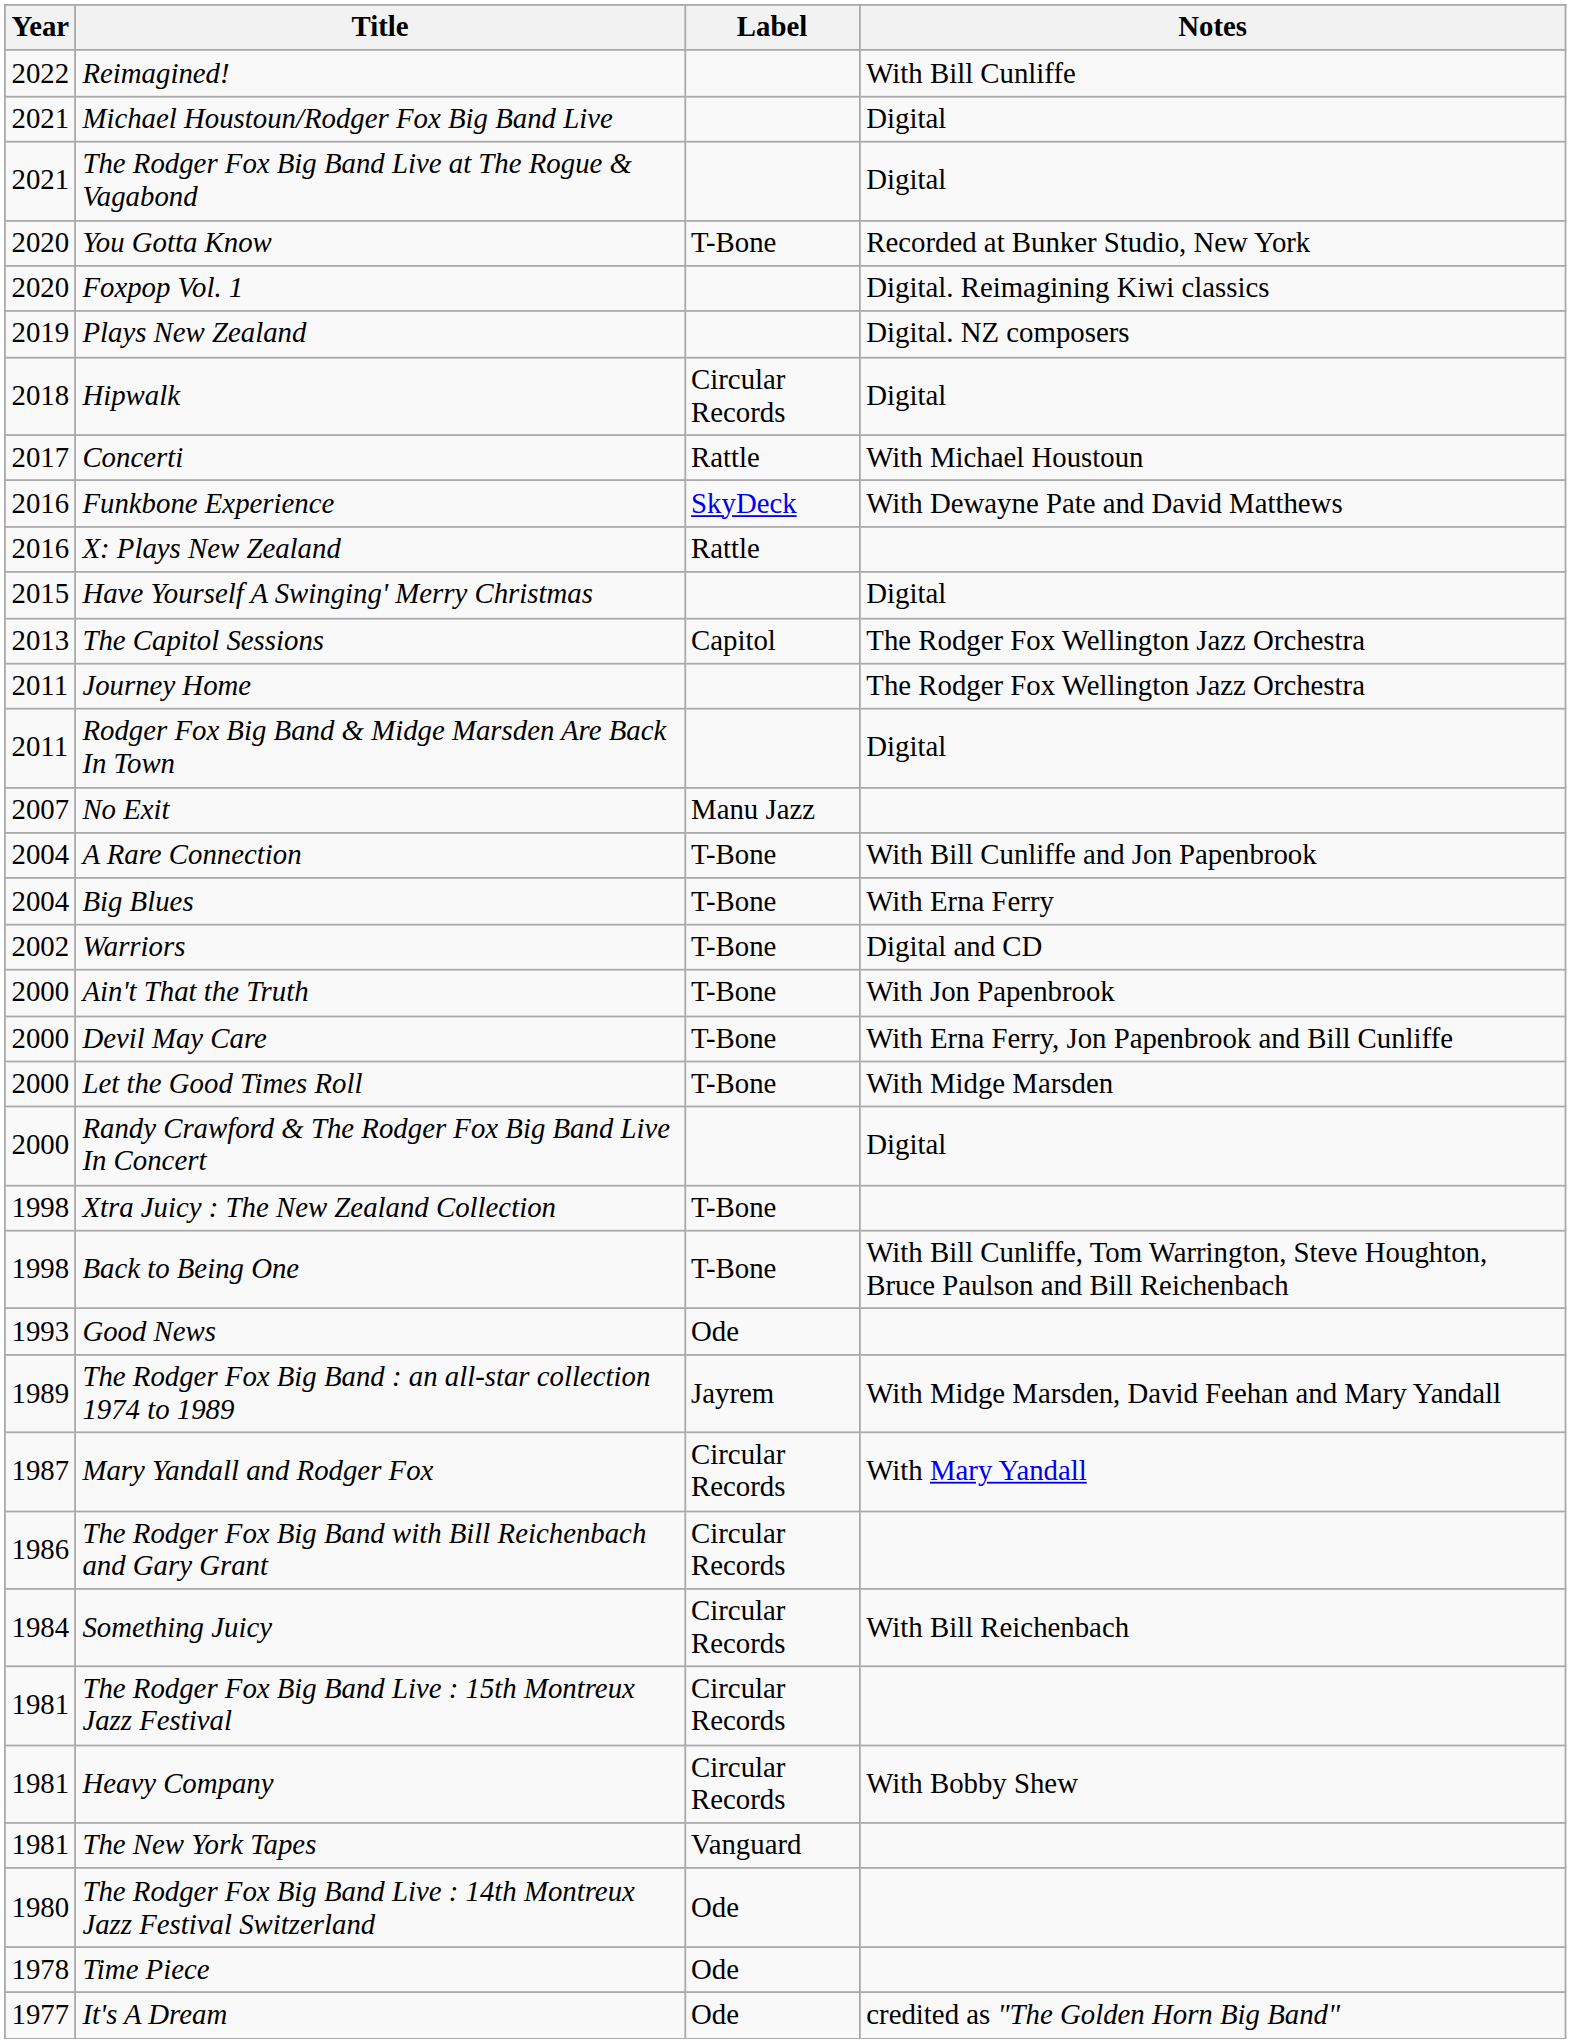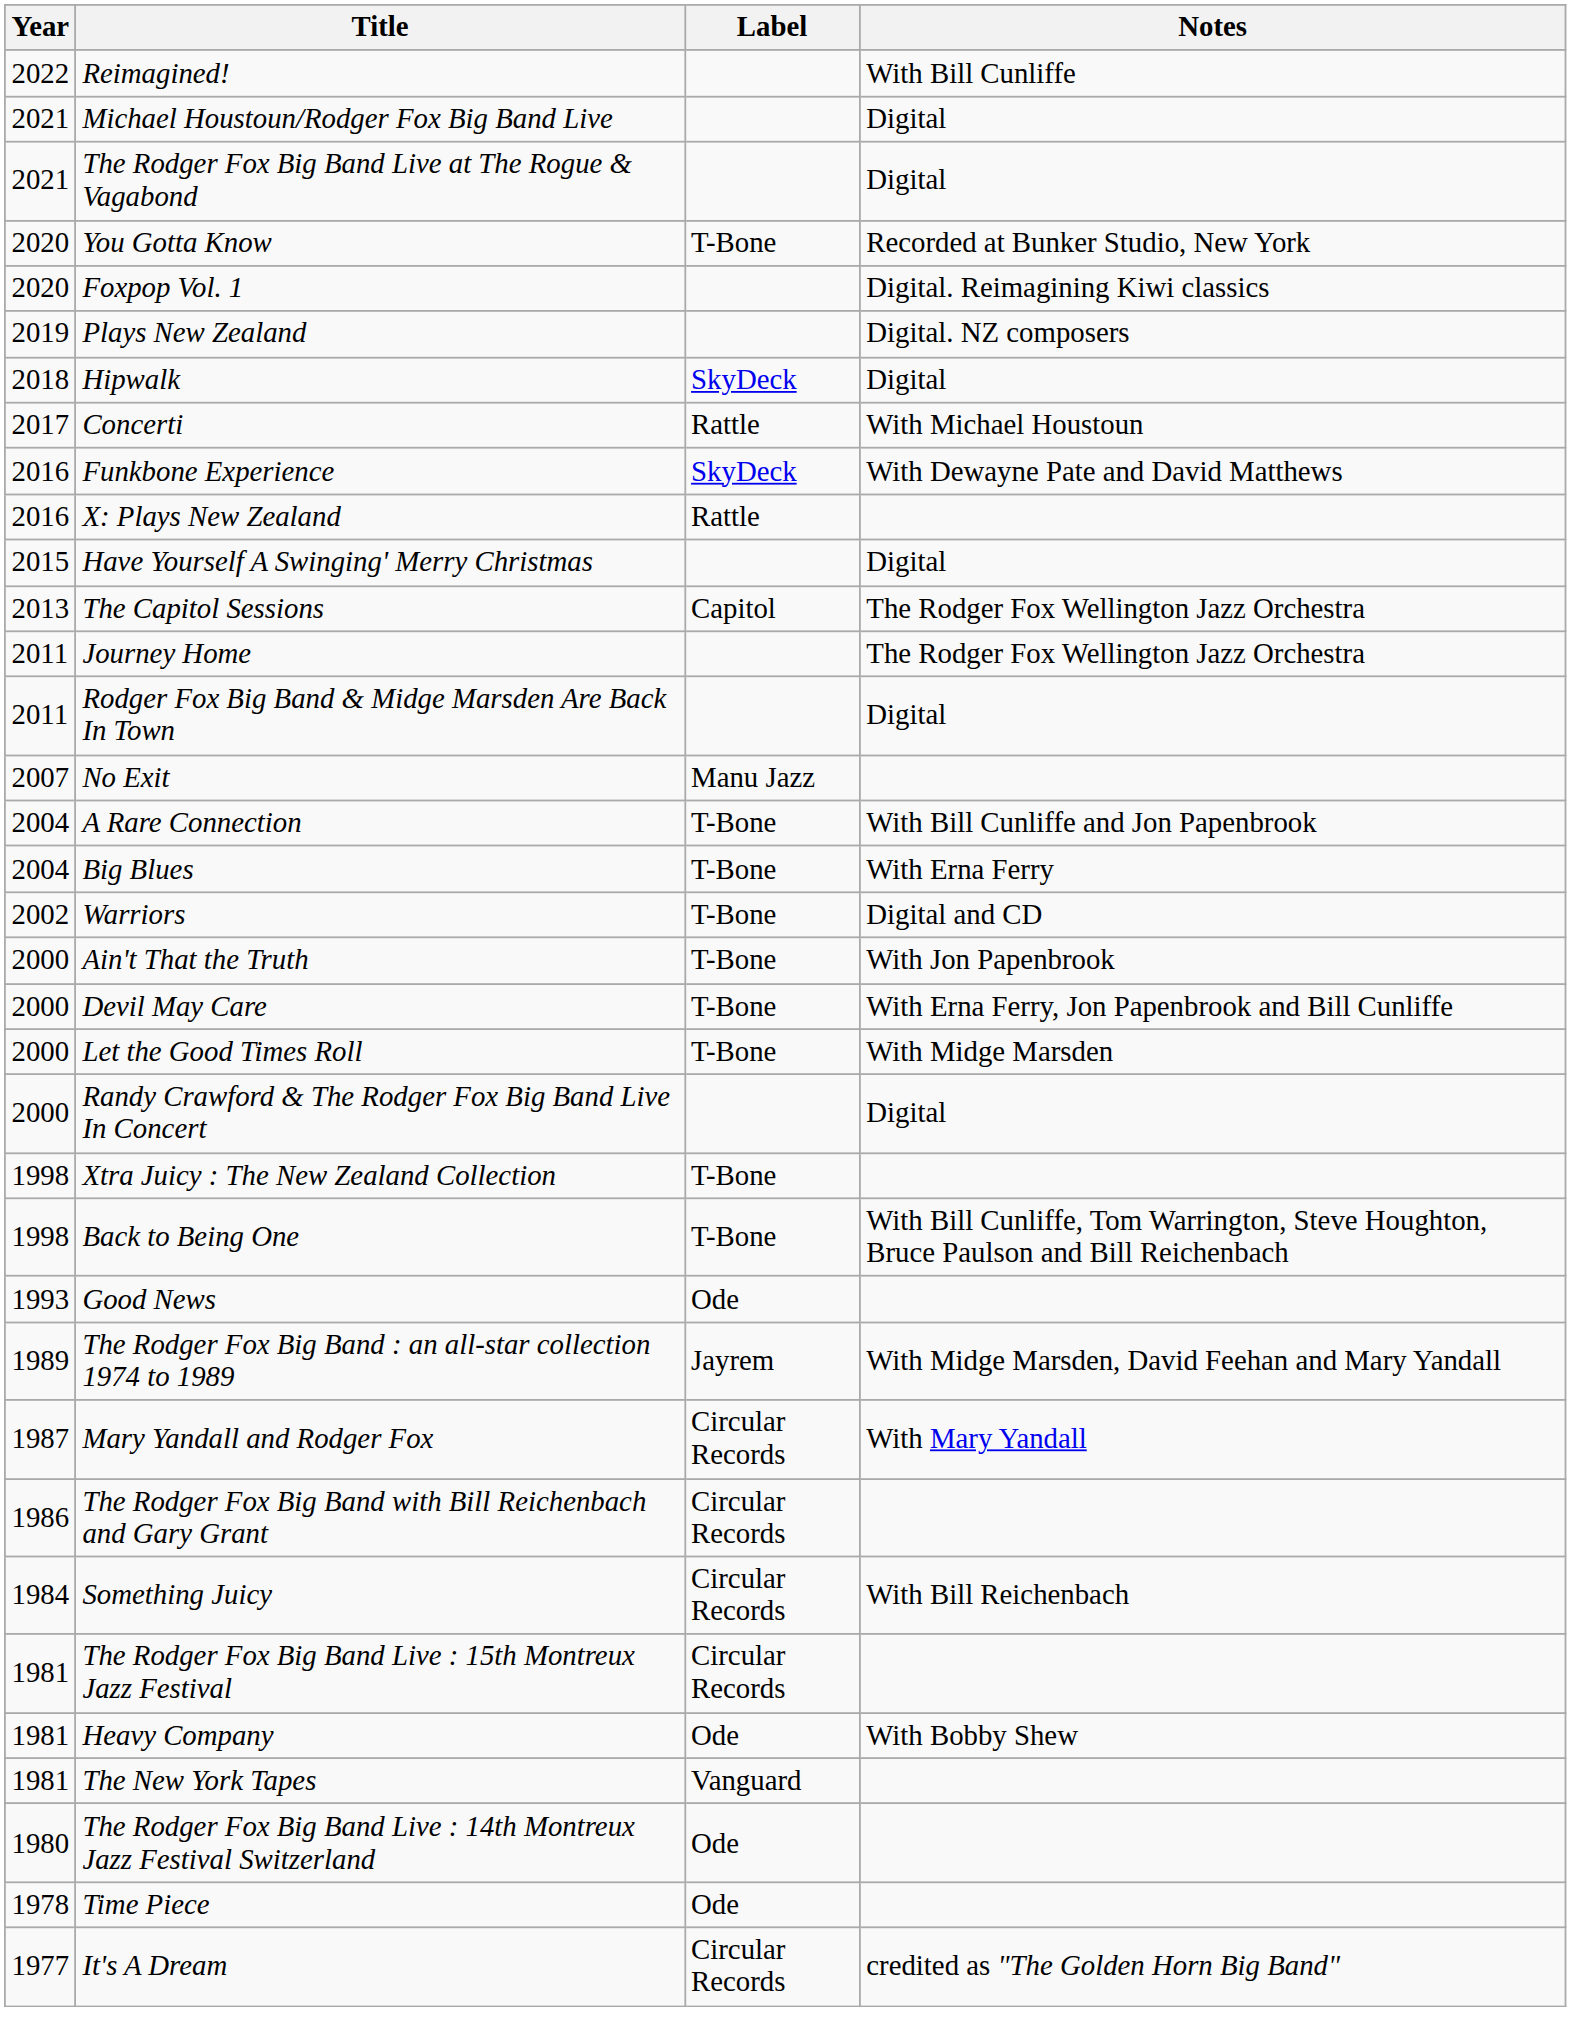(738, 395) Circular Records -> (744, 379) SkyDeck
(738, 1783) Circular Records -> (715, 1734) Ode
(715, 2014) Ode -> (738, 1966) Circular Records
